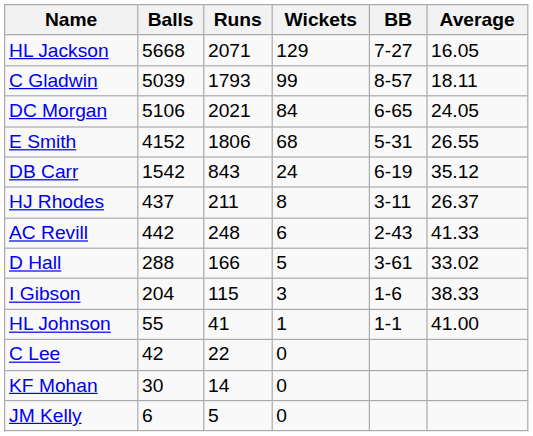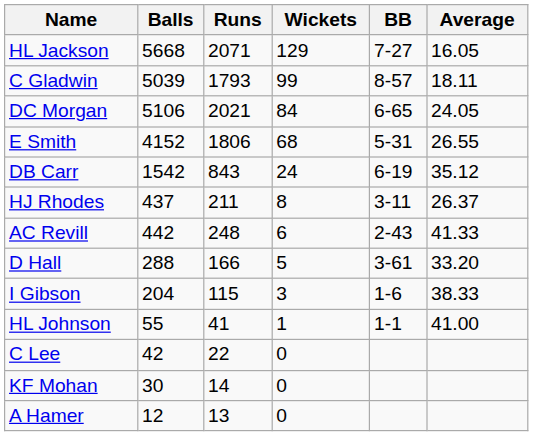(455, 263) 33.02 -> (455, 263) 33.20
+ row: (46, 415)
- row: (45, 415)
